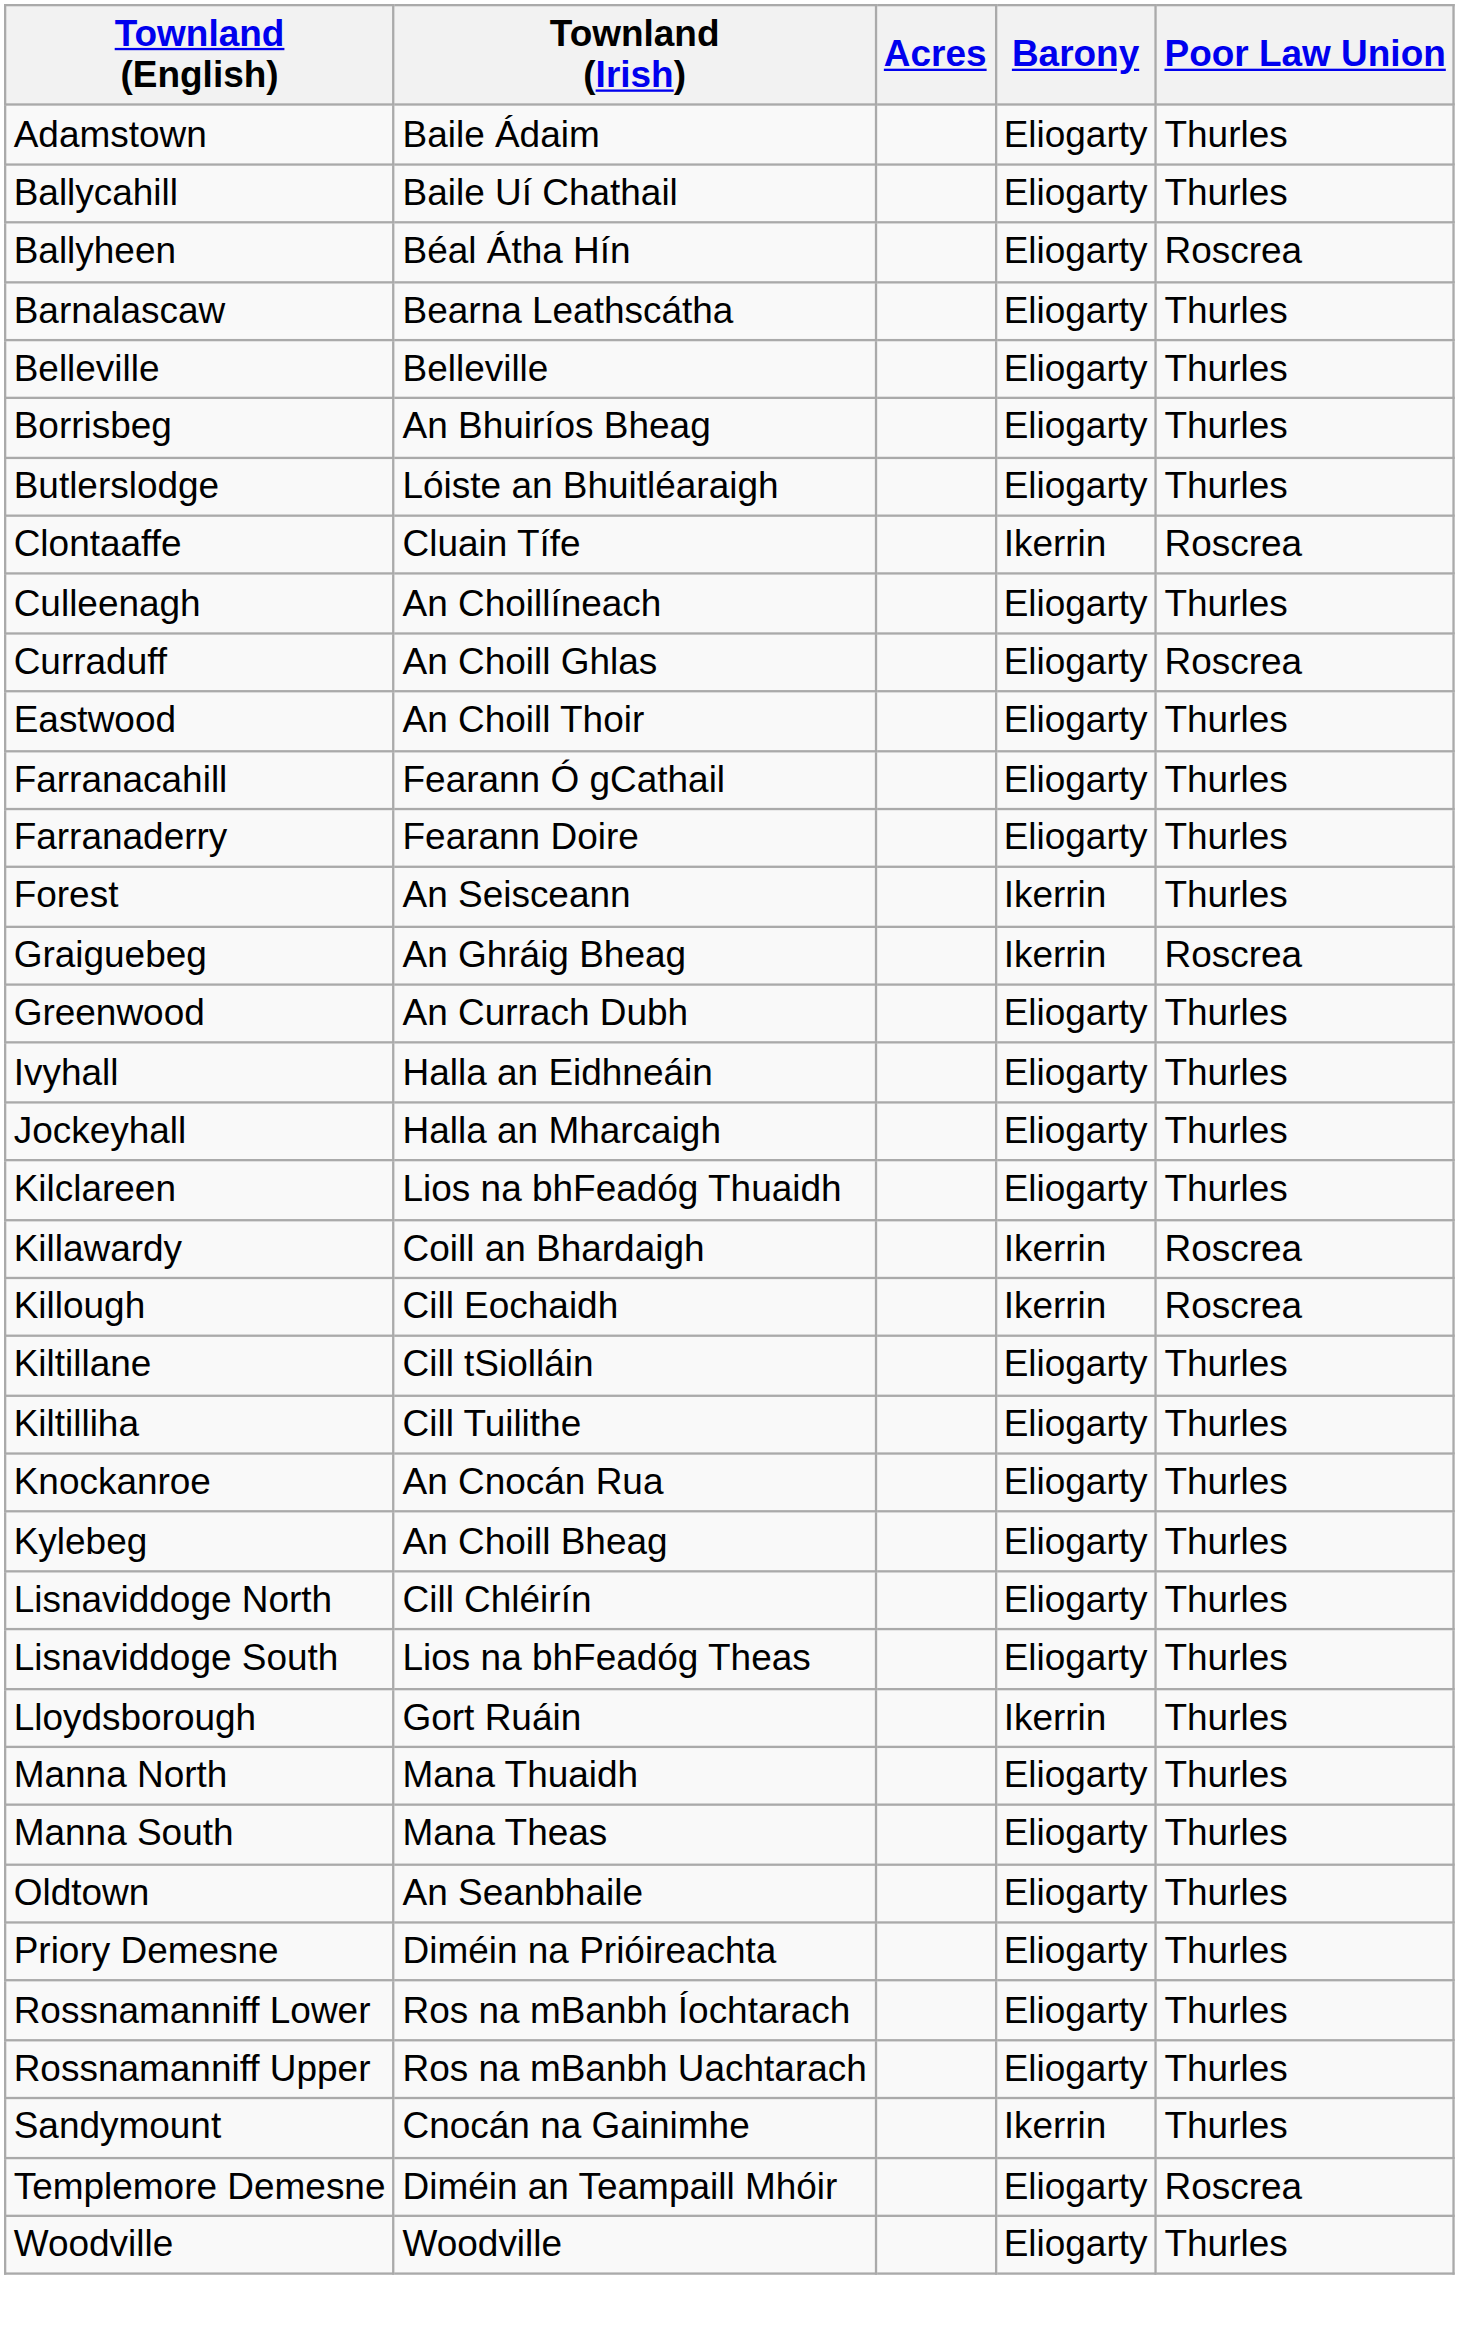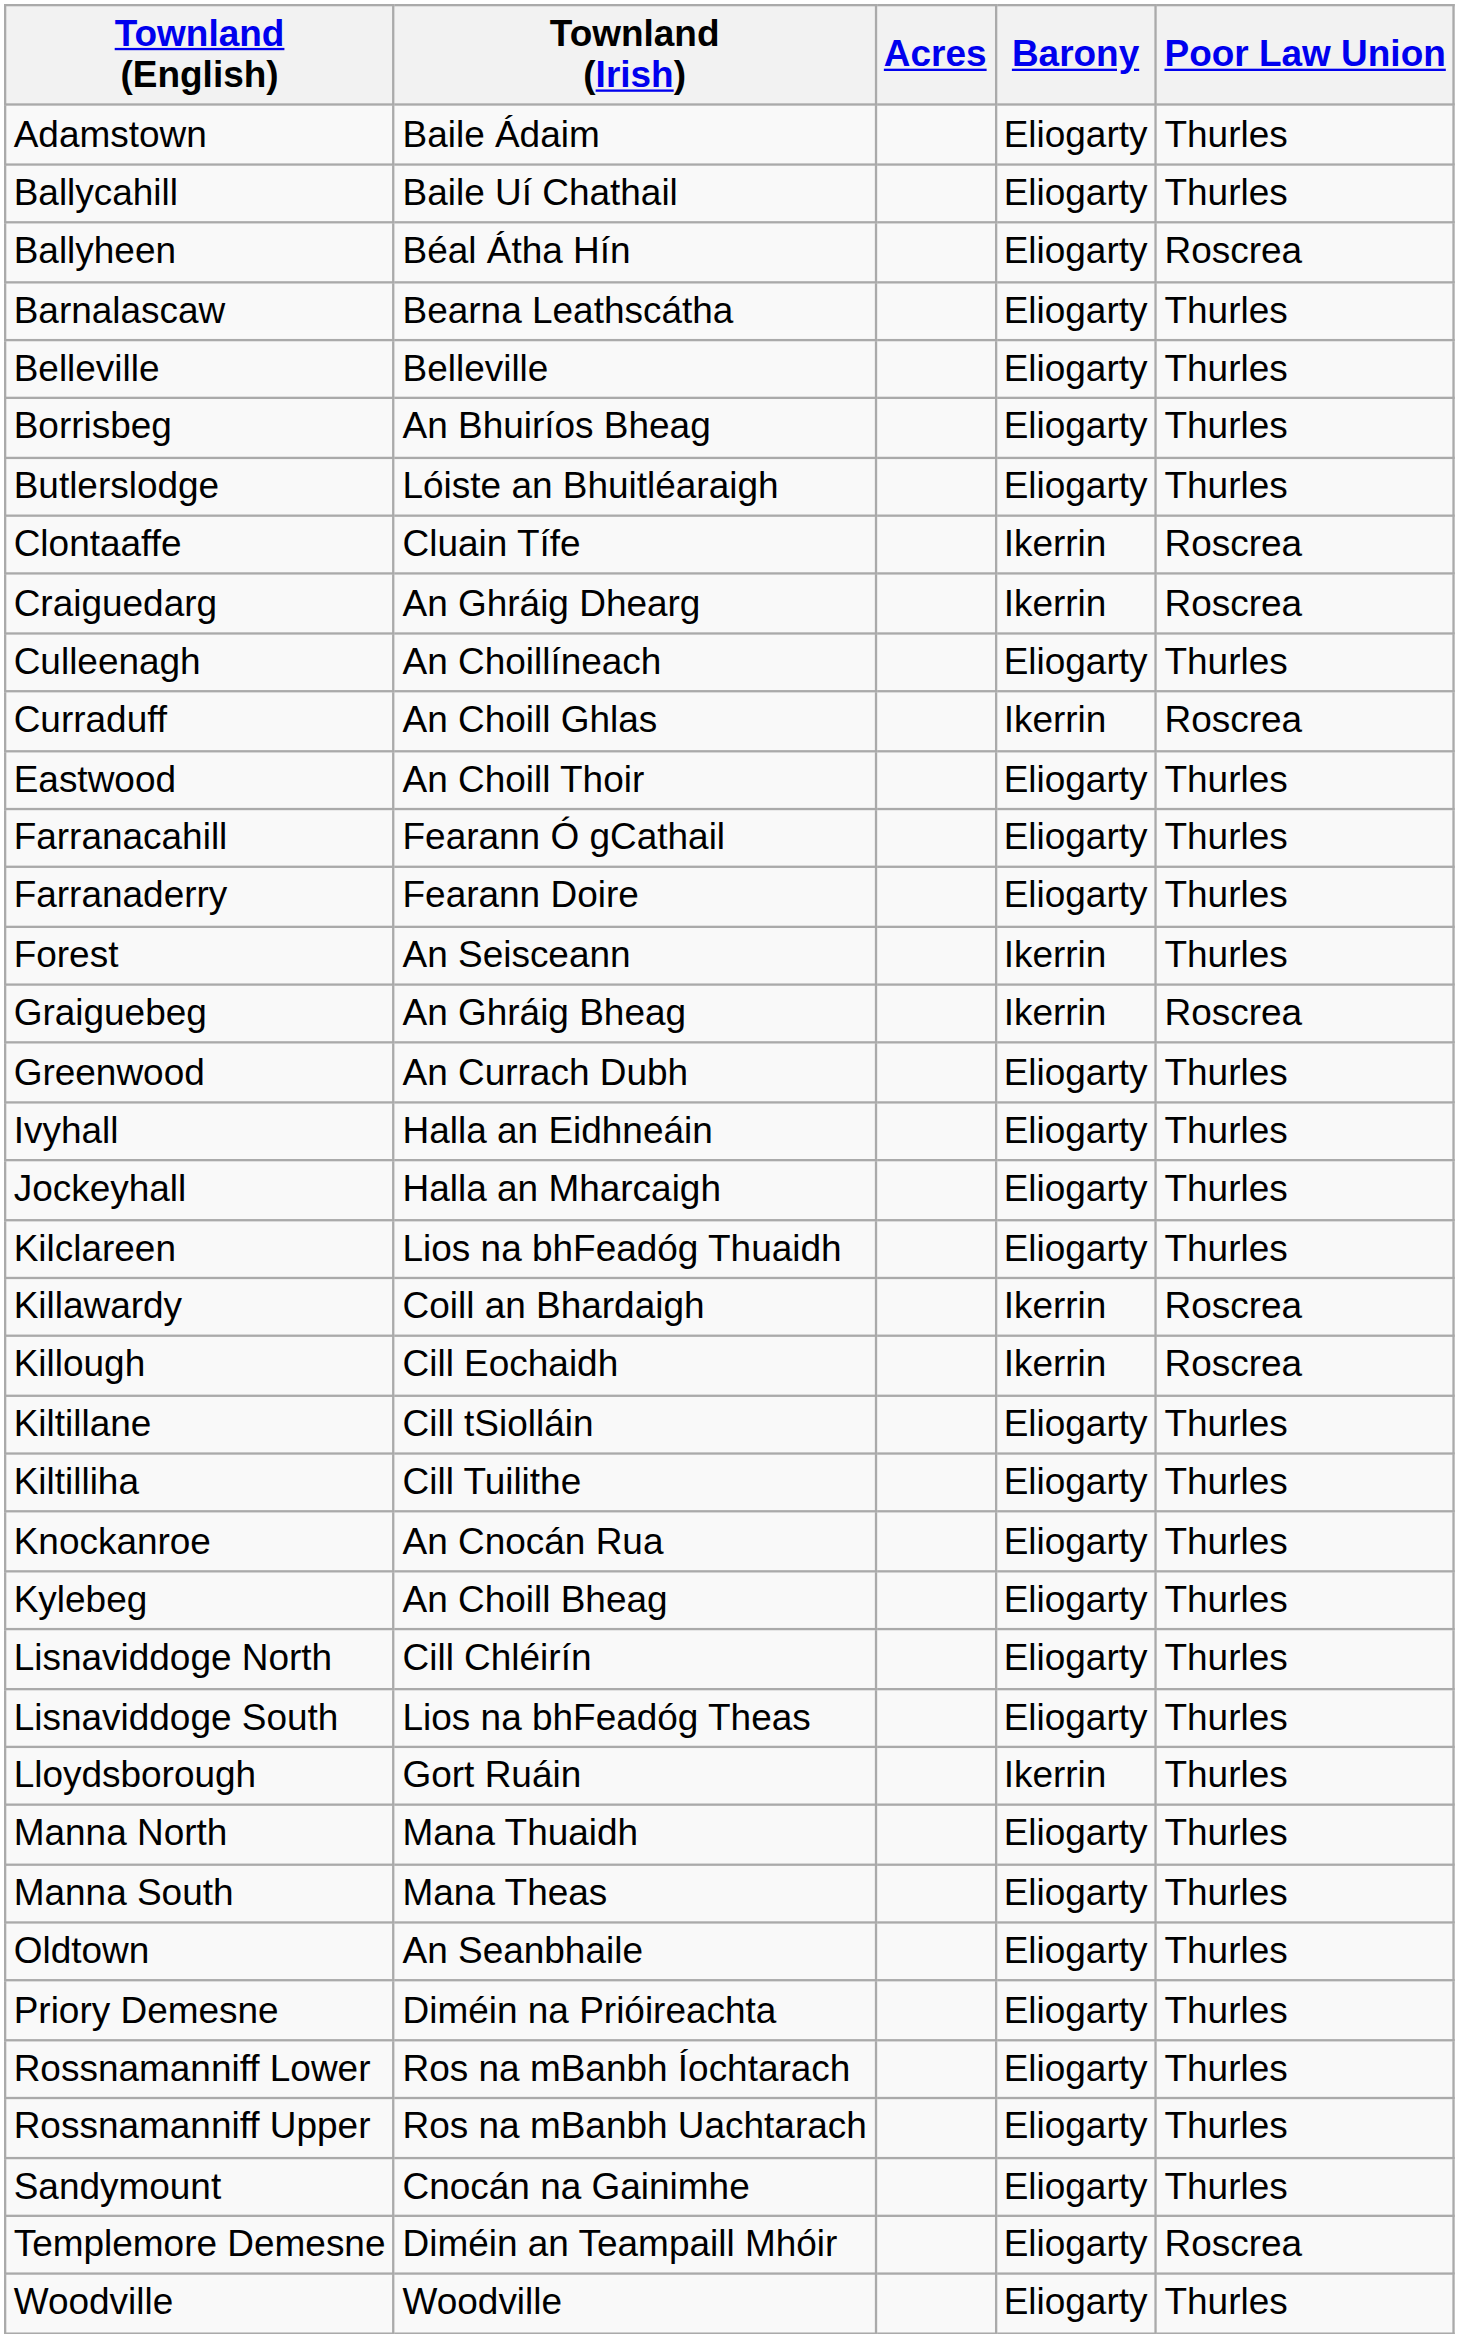+ row: (115, 602)
(1076, 661) Eliogarty -> (1055, 720) Ikerrin
(1055, 2126) Ikerrin -> (1076, 2185) Eliogarty
